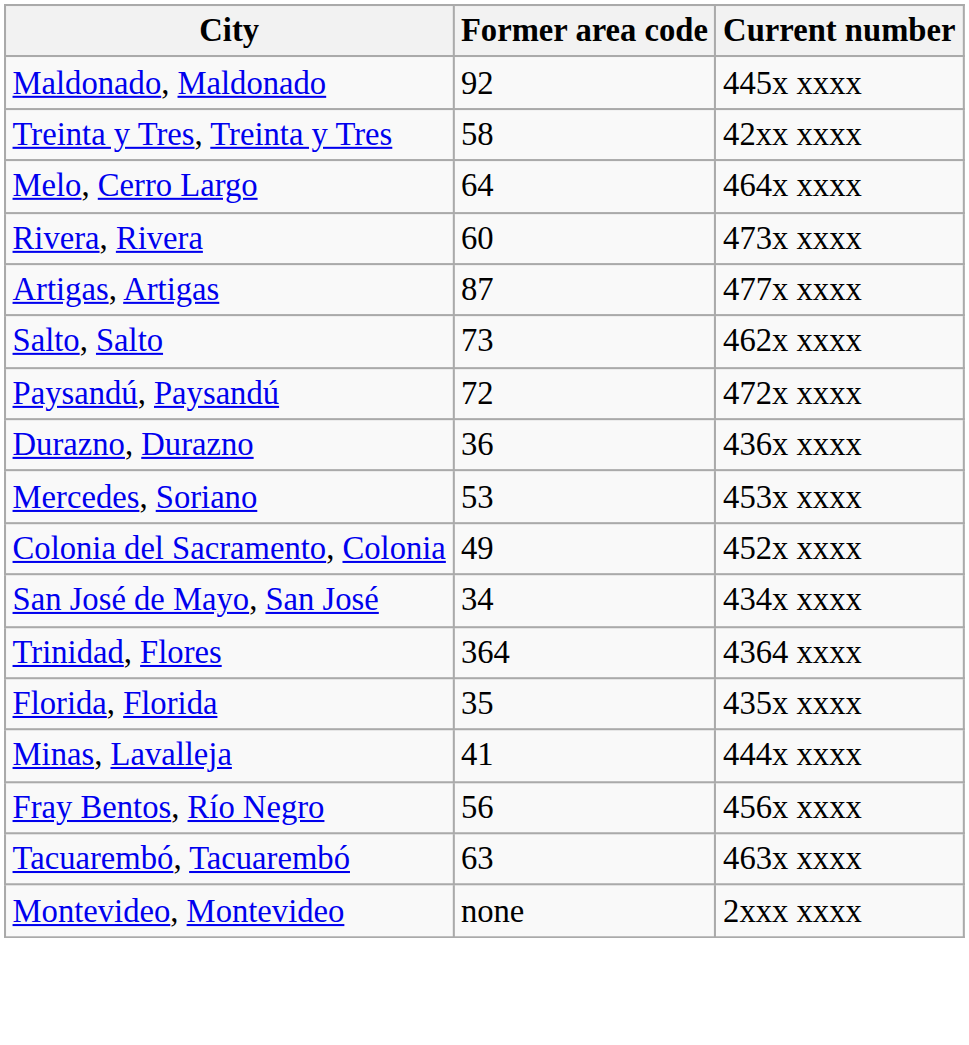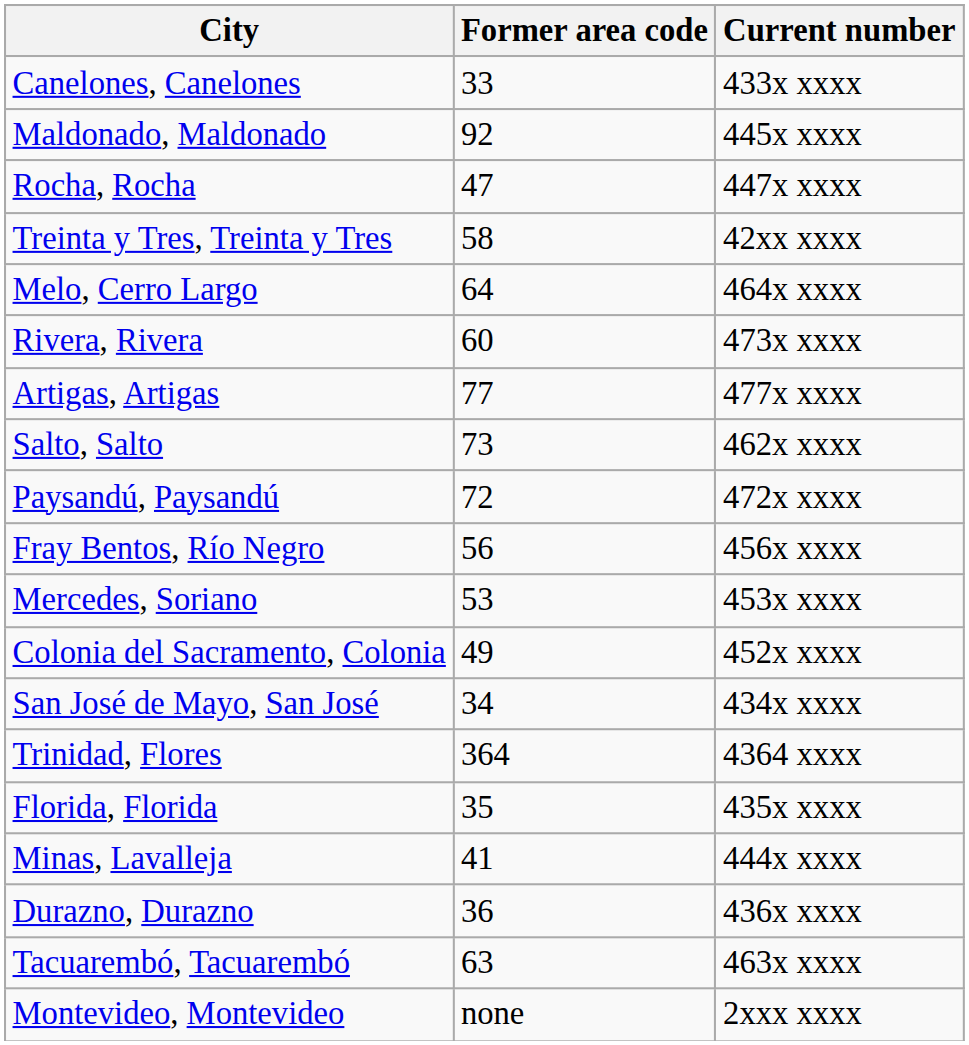+ row: (157, 82)
+ row: (104, 185)
(477, 289) 87 -> (477, 392) 77
rows swapped: (168, 806) <-> (133, 444)
